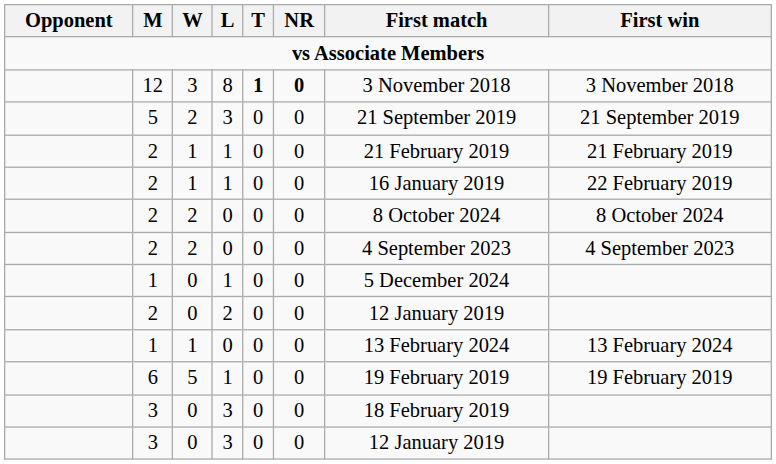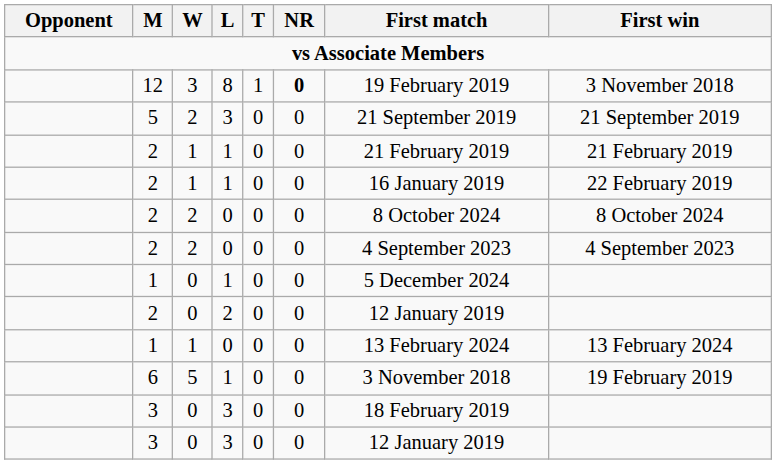(258, 85) bold -> (258, 85) normal
(437, 85) 3 November 2018 -> (437, 85) 19 February 2019
(437, 378) 19 February 2019 -> (437, 378) 3 November 2018
